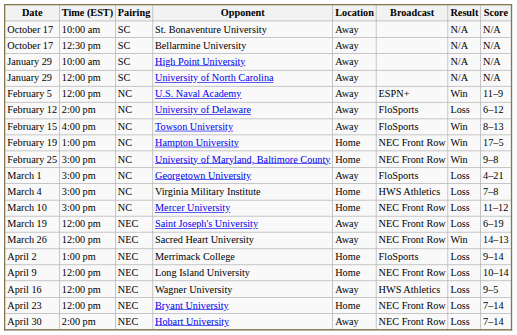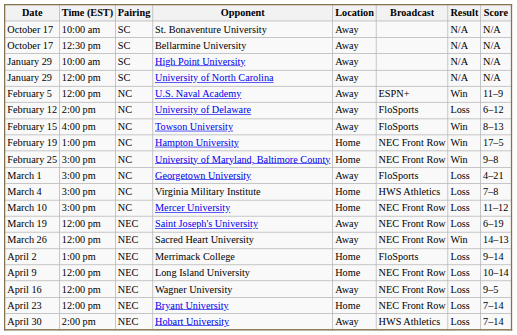(409, 289) HWS Athletics -> (412, 289) NEC Front Row
(412, 321) NEC Front Row -> (409, 321) HWS Athletics
